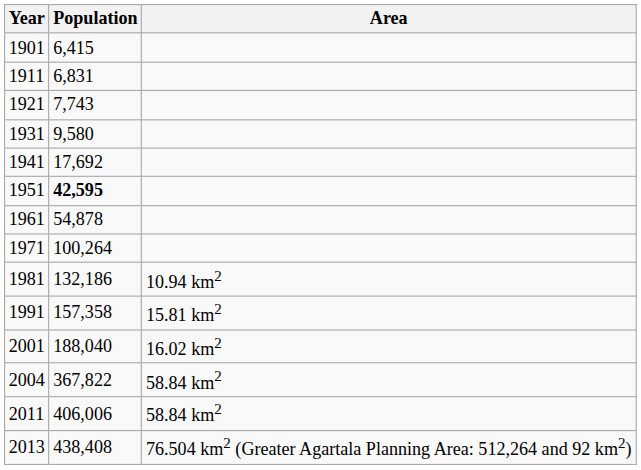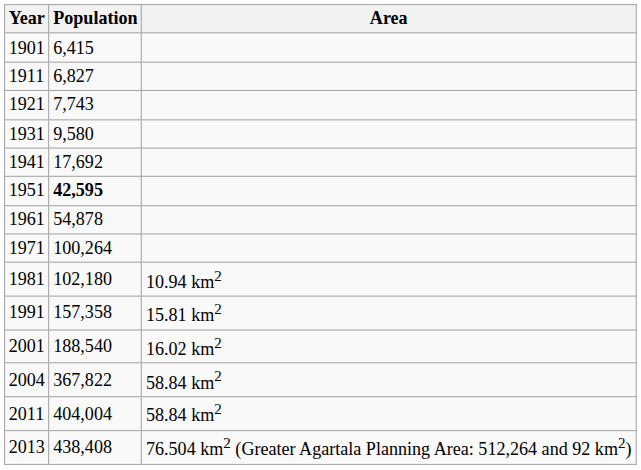(74, 76) 6,831 -> (74, 76) 6,827
(83, 279) 132,186 -> (83, 279) 102,180
(83, 346) 188,040 -> (83, 346) 188,540
(83, 413) 406,006 -> (83, 413) 404,004
